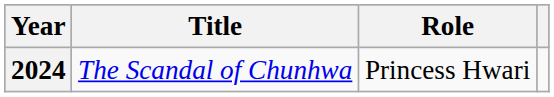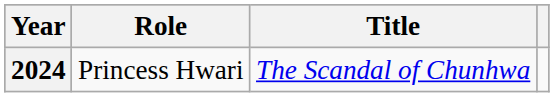columns swapped: (215, 26) <-> (448, 26)
